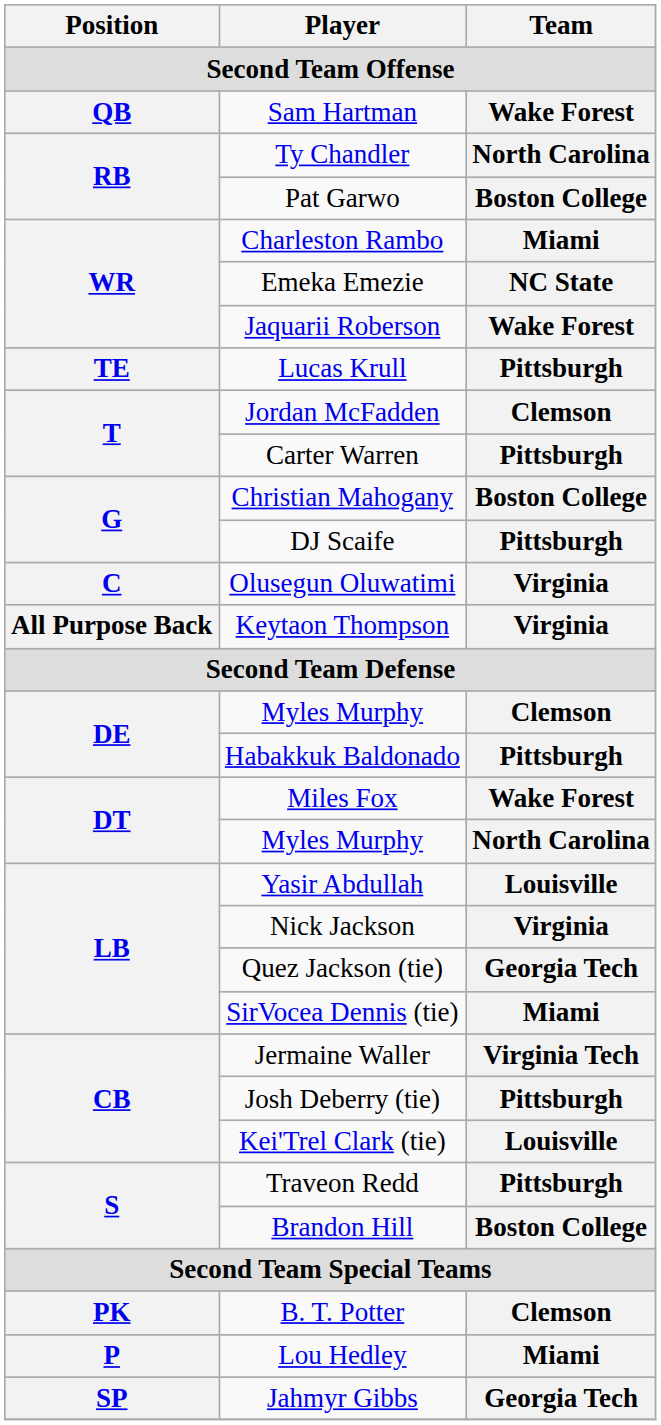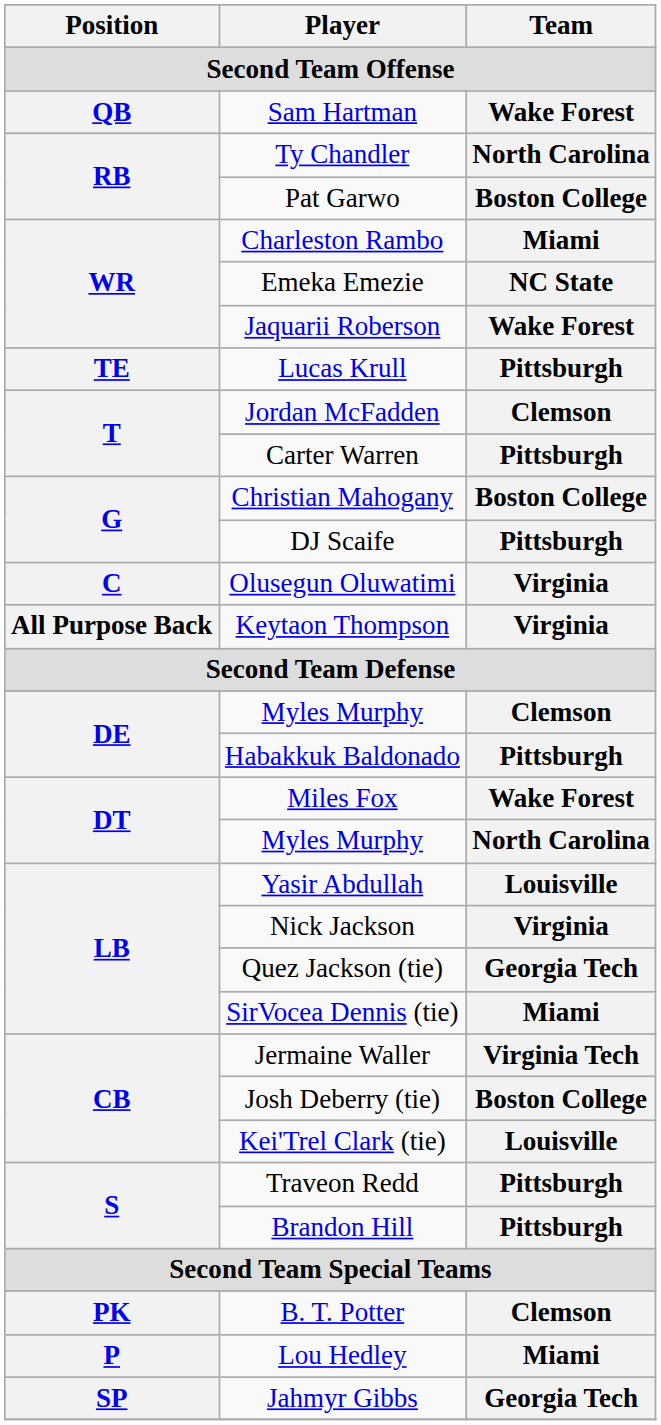(561, 1098) Pittsburgh -> (561, 1098) Boston College
(561, 1226) Boston College -> (561, 1226) Pittsburgh
